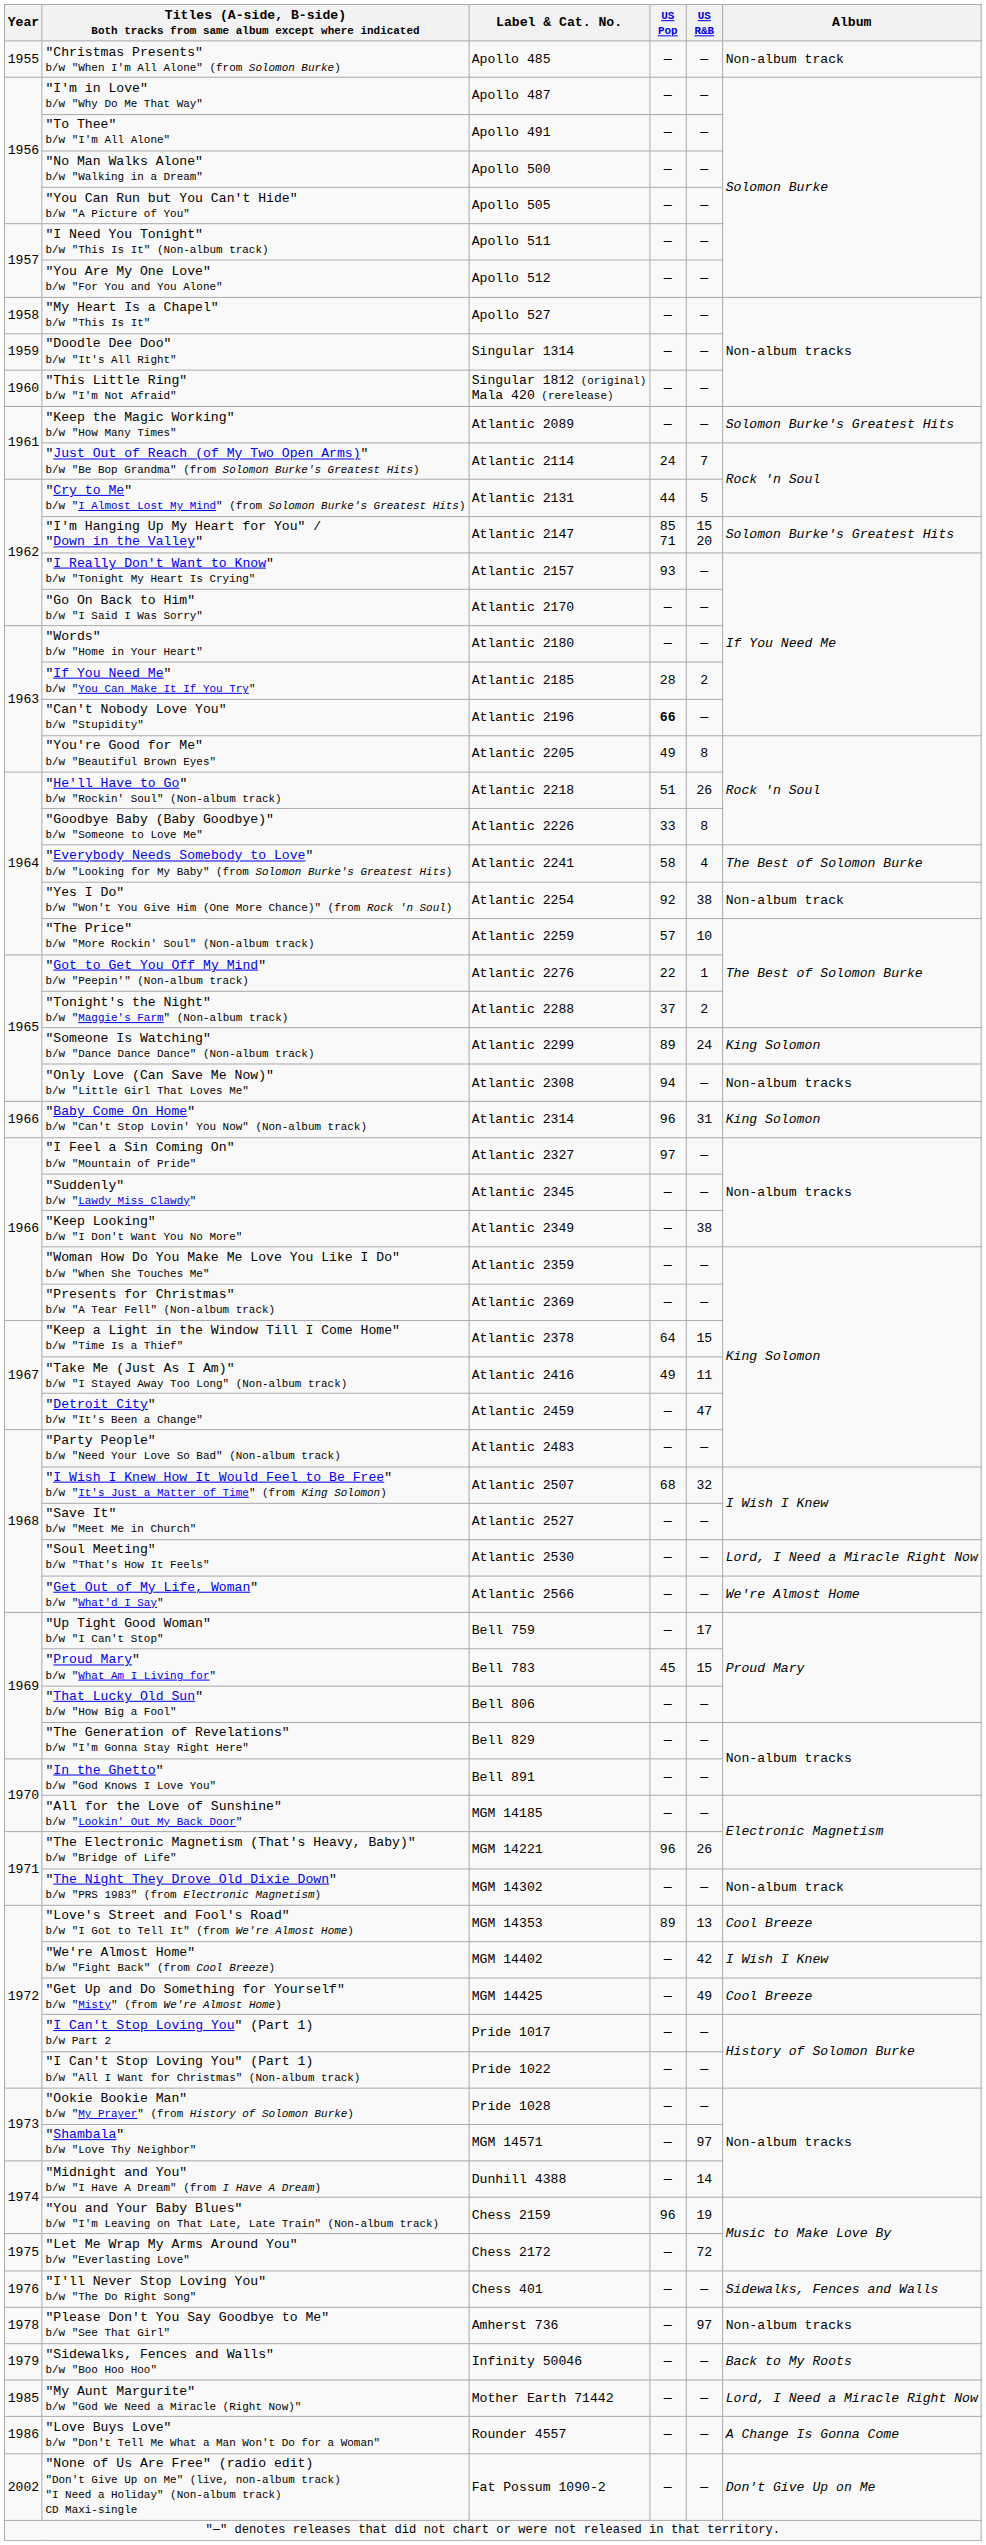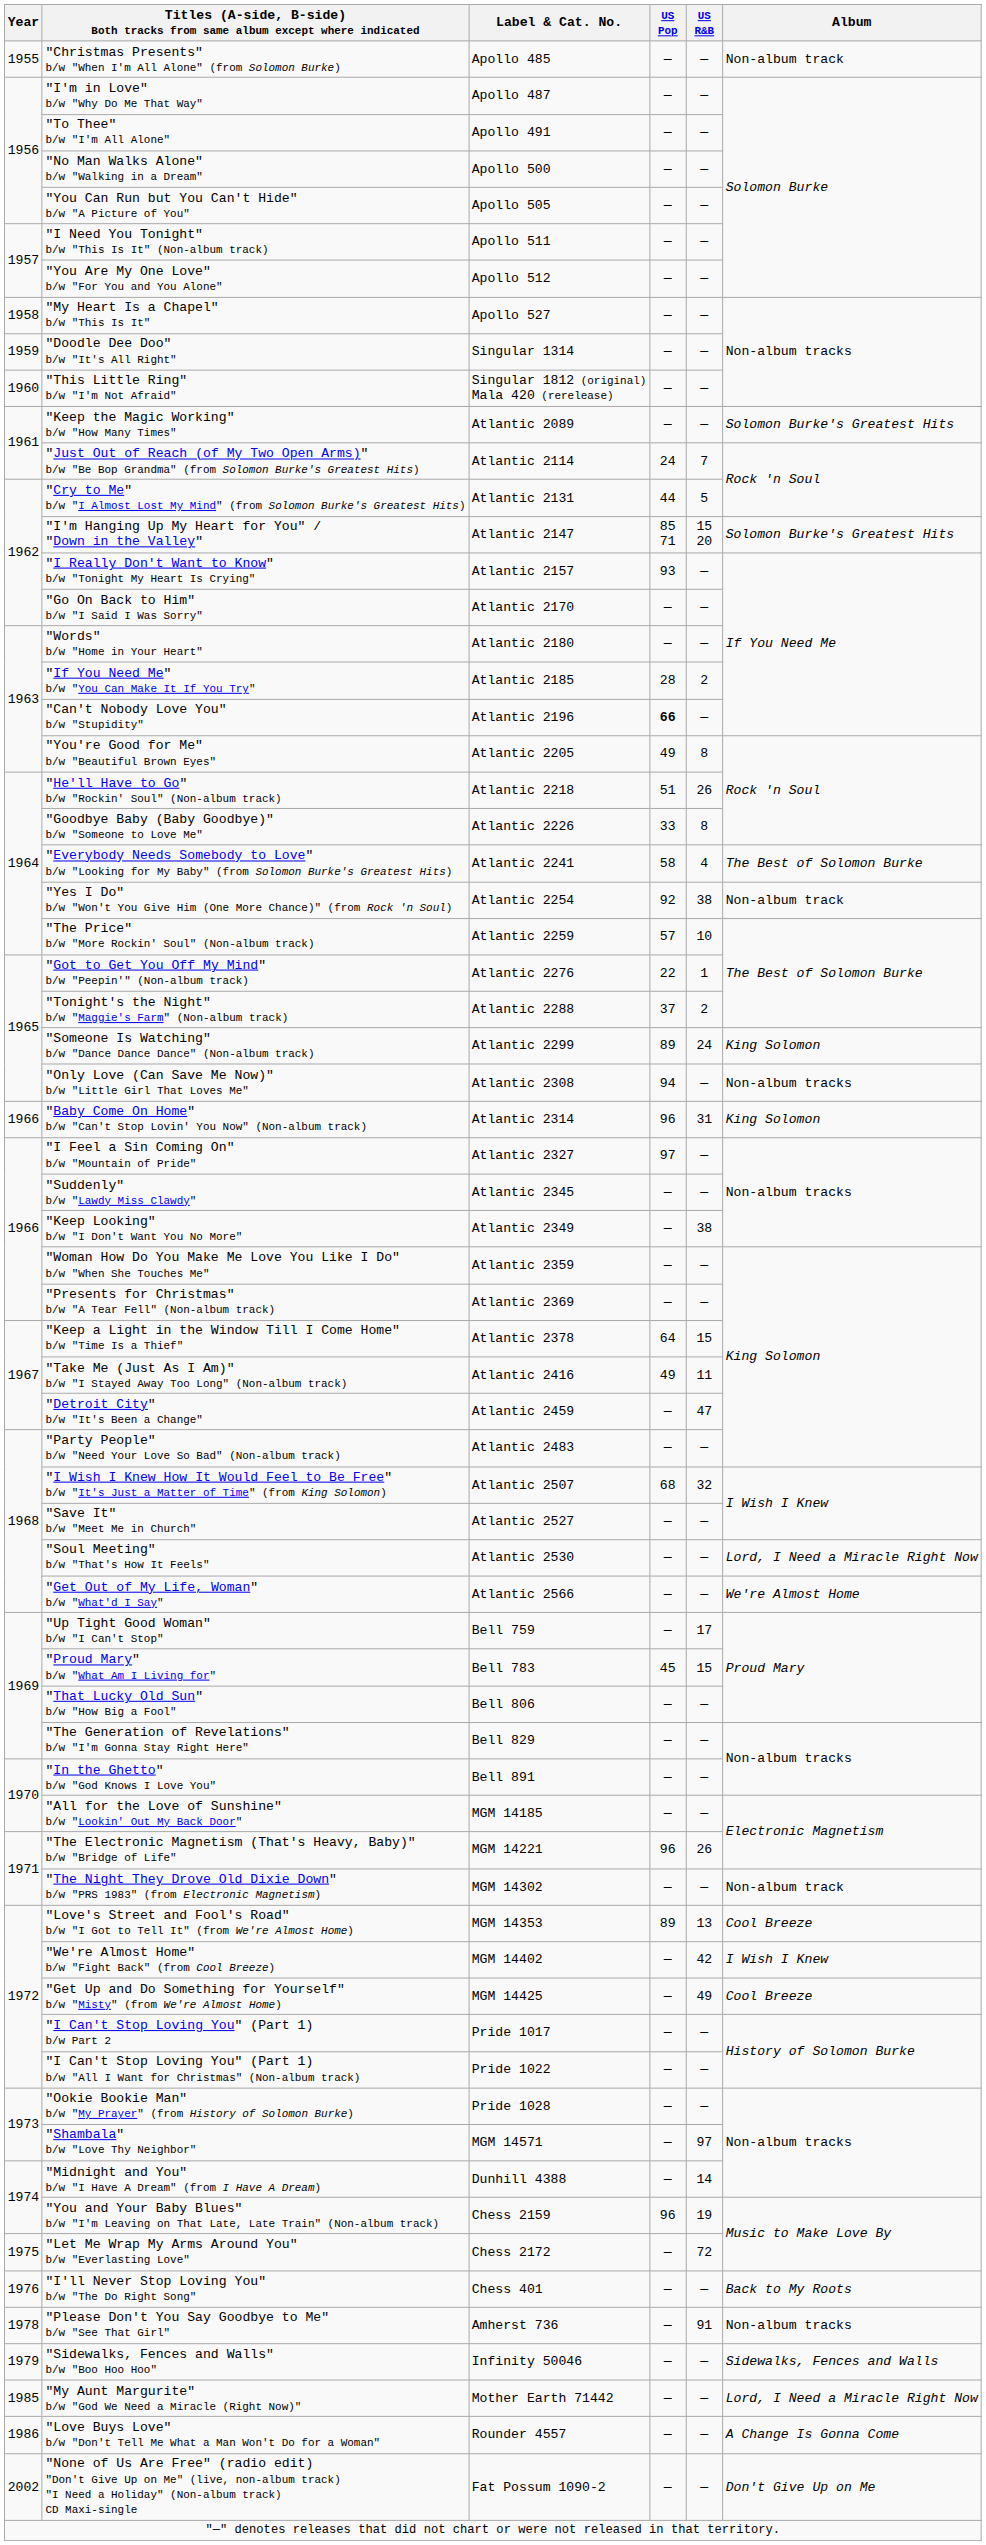(832, 2289) Sidewalks, Fences and Walls -> (789, 2289) Back to My Roots
(704, 2325) 97 -> (704, 2325) 91
(789, 2362) Back to My Roots -> (832, 2362) Sidewalks, Fences and Walls
